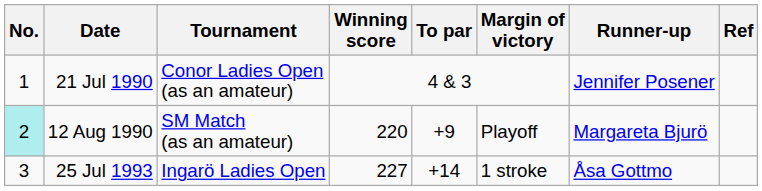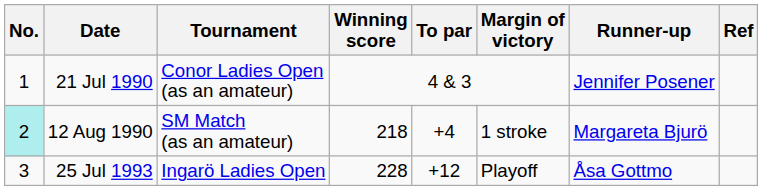(392, 131) 220 -> (392, 131) 218
(444, 131) +9 -> (444, 131) +4
(509, 131) Playoff -> (514, 131) 1 stroke
(392, 171) 227 -> (392, 171) 228
(444, 171) +14 -> (444, 171) +12
(514, 171) 1 stroke -> (509, 171) Playoff
